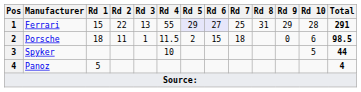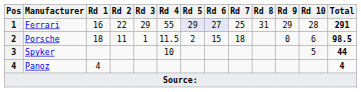(98, 25) 15 -> (98, 25) 16
(145, 25) 13 -> (145, 25) 29
(98, 66) 5 -> (98, 66) 4
